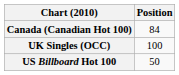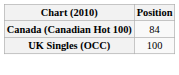- row: (69, 62)
